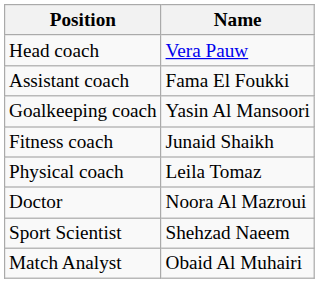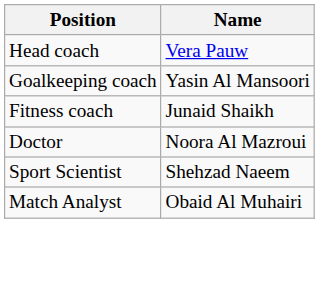- row: (69, 80)
- row: (66, 171)
